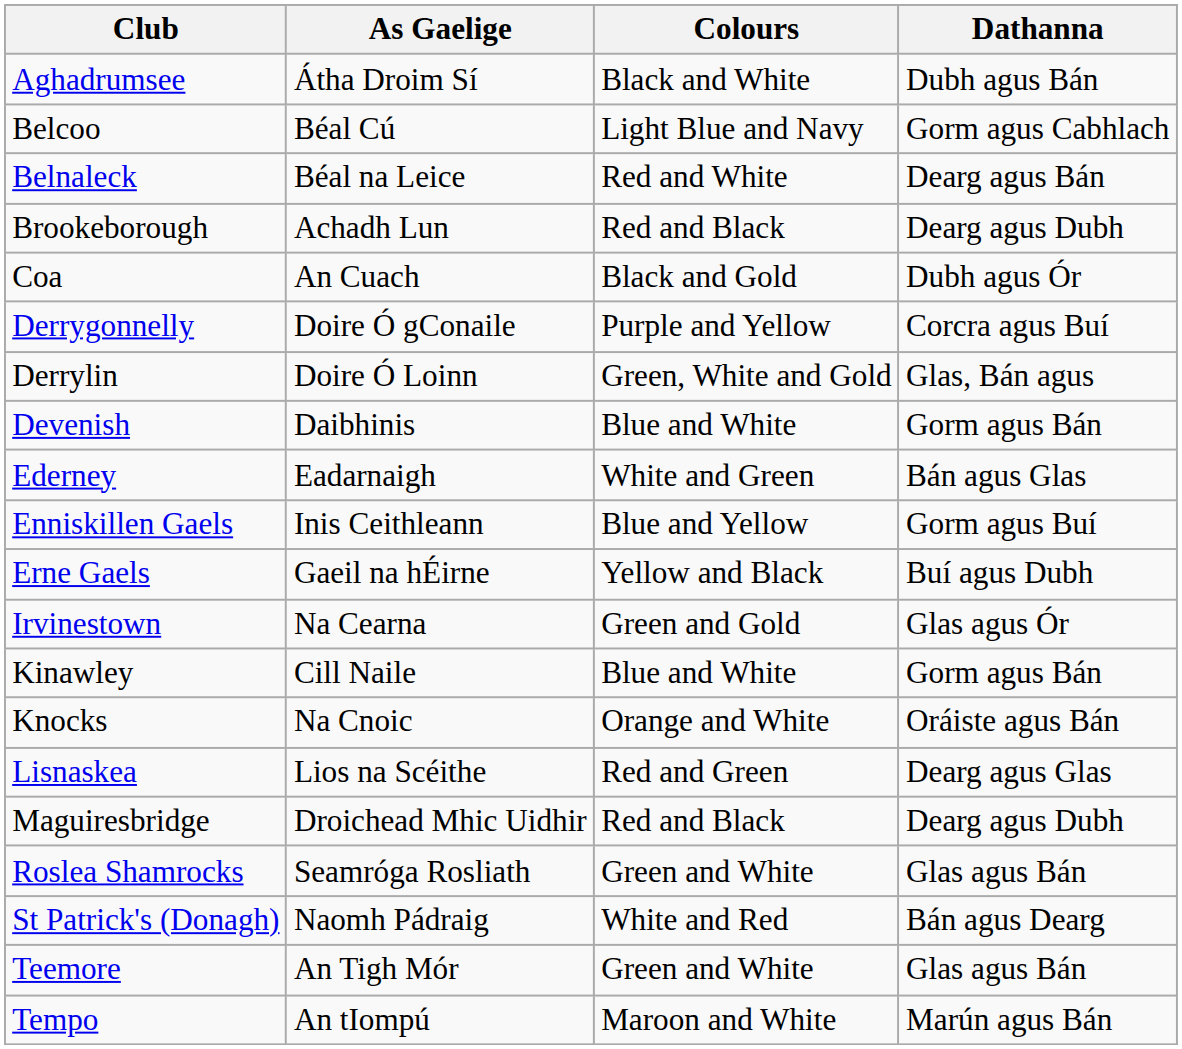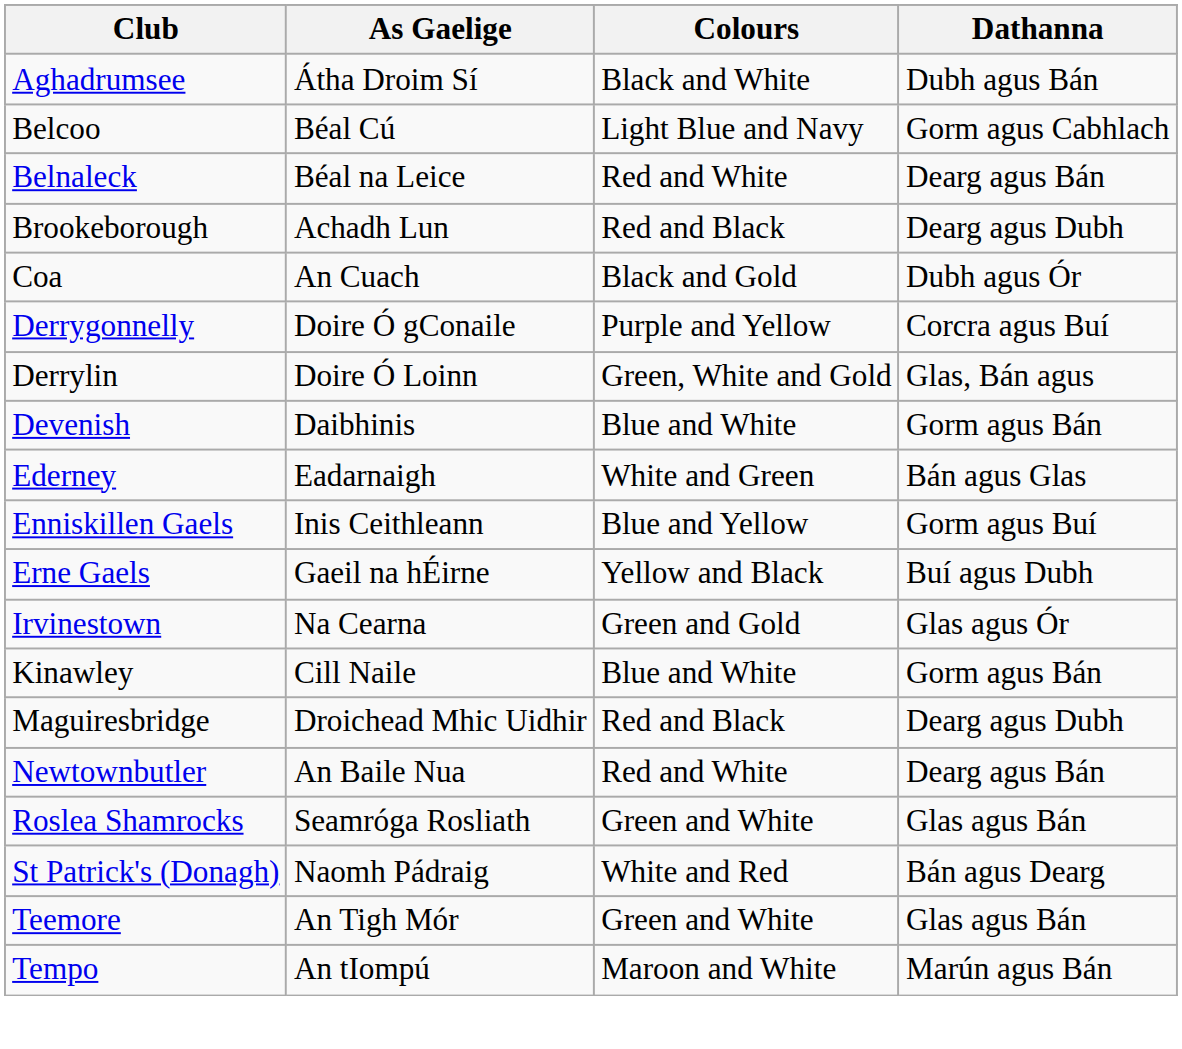- row: (60, 721)
- row: (75, 771)
+ row: (109, 771)
